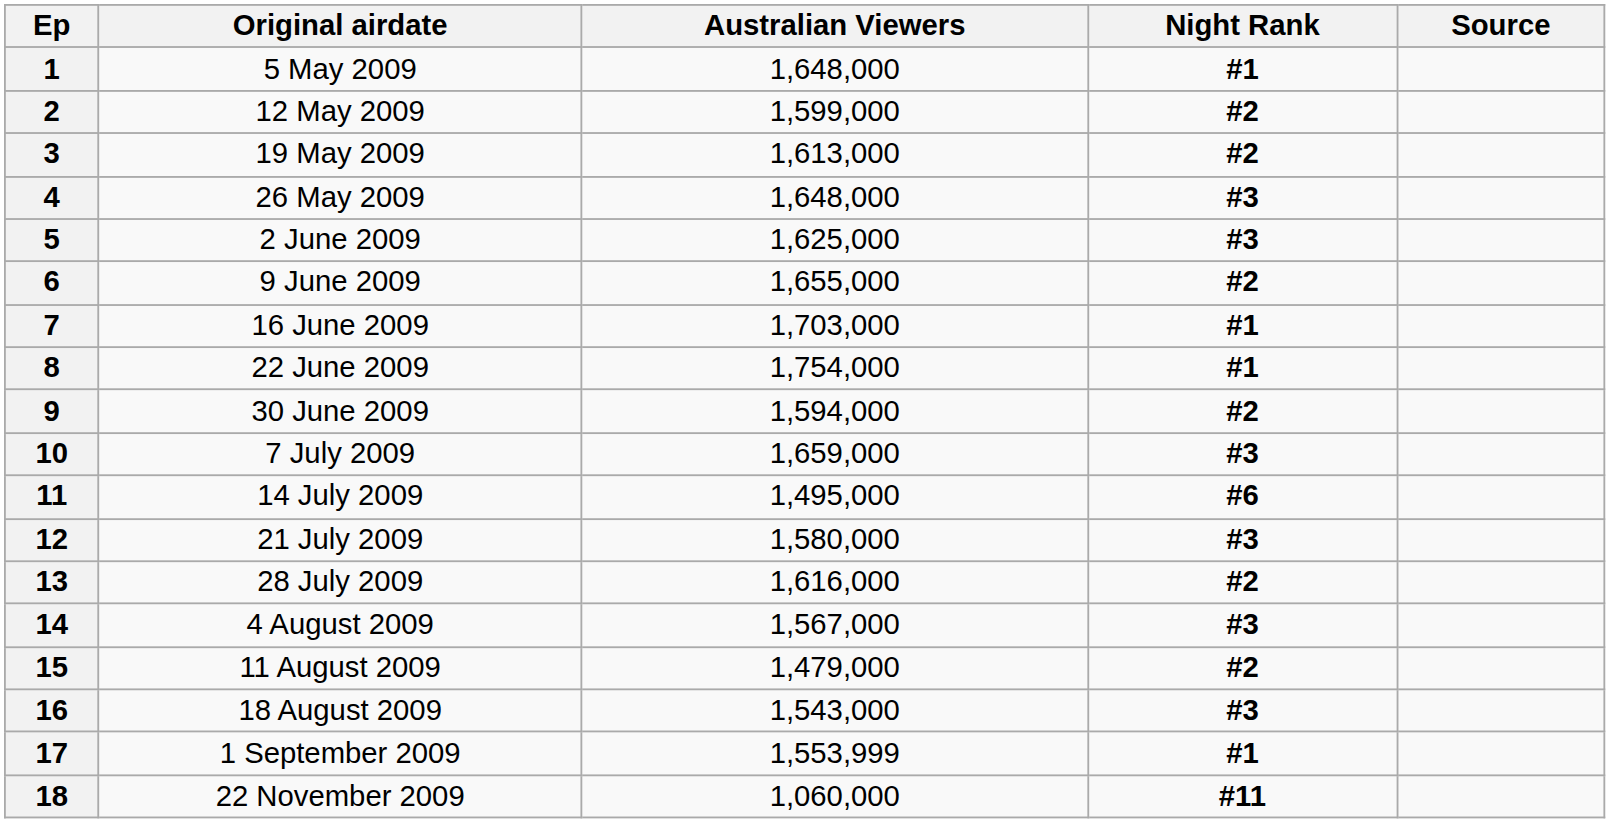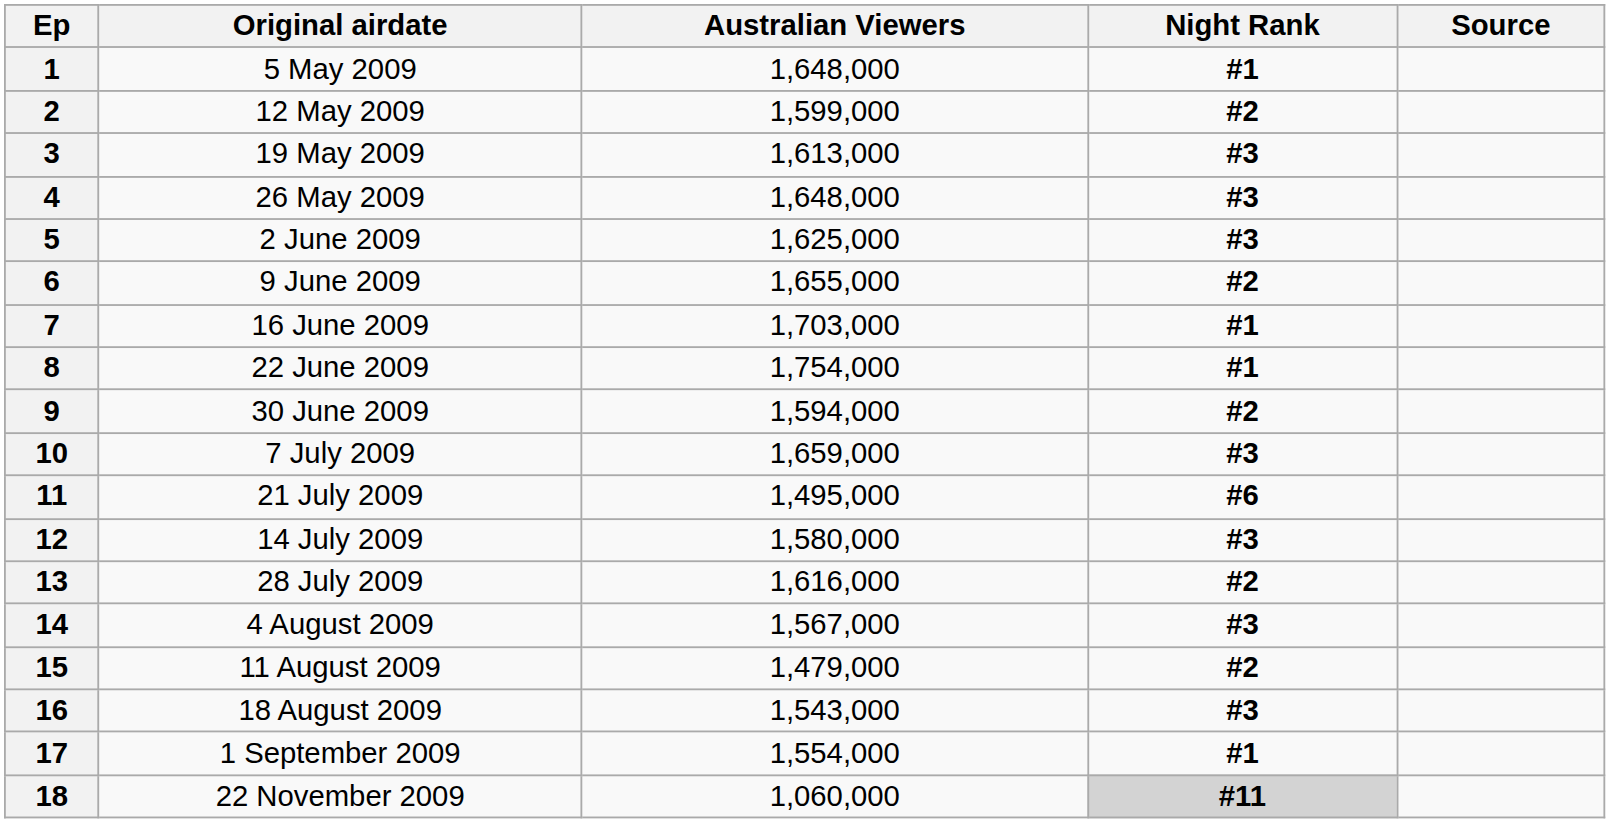(1242, 154) #2 -> (1242, 154) #3
(340, 496) 14 July 2009 -> (340, 496) 21 July 2009
(340, 539) 21 July 2009 -> (340, 539) 14 July 2009
(835, 753) 1,553,999 -> (835, 753) 1,554,000
(1242, 795) no background -> (1242, 795) lightgrey background
